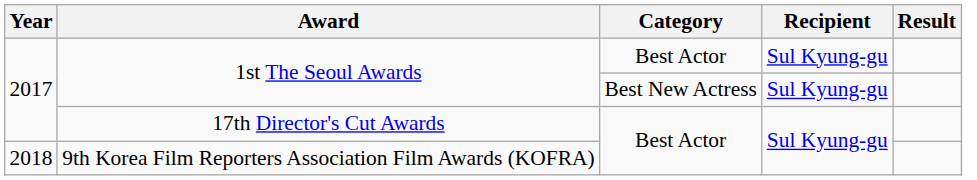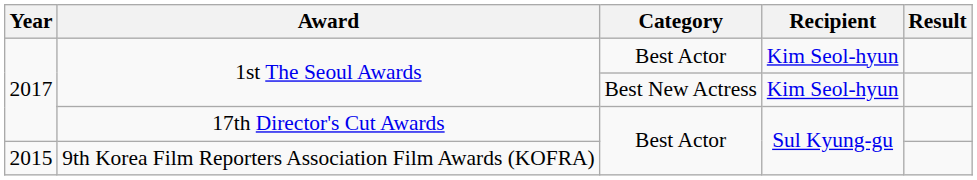(827, 55) Sul Kyung-gu -> (833, 55) Kim Seol-hyun
(827, 89) Sul Kyung-gu -> (833, 89) Kim Seol-hyun
(31, 157) 2018 -> (31, 157) 2015
